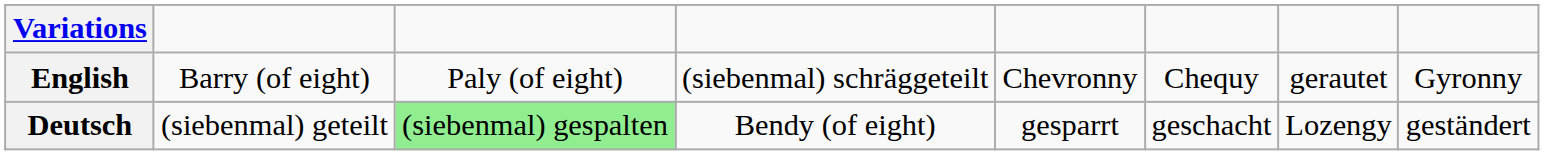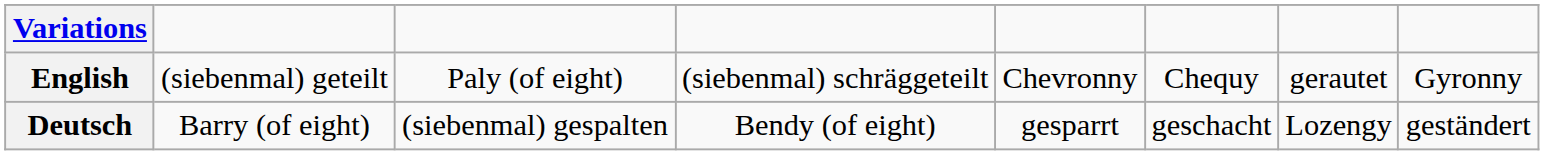(274, 76) Barry (of eight) -> (274, 76) (siebenmal) geteilt
(274, 125) (siebenmal) geteilt -> (274, 125) Barry (of eight)
(535, 125) lightgreen background -> (535, 125) no background
